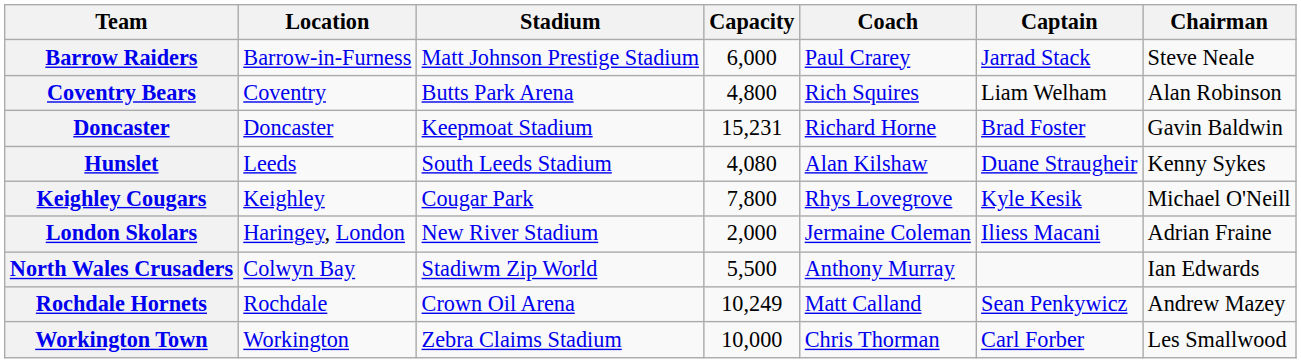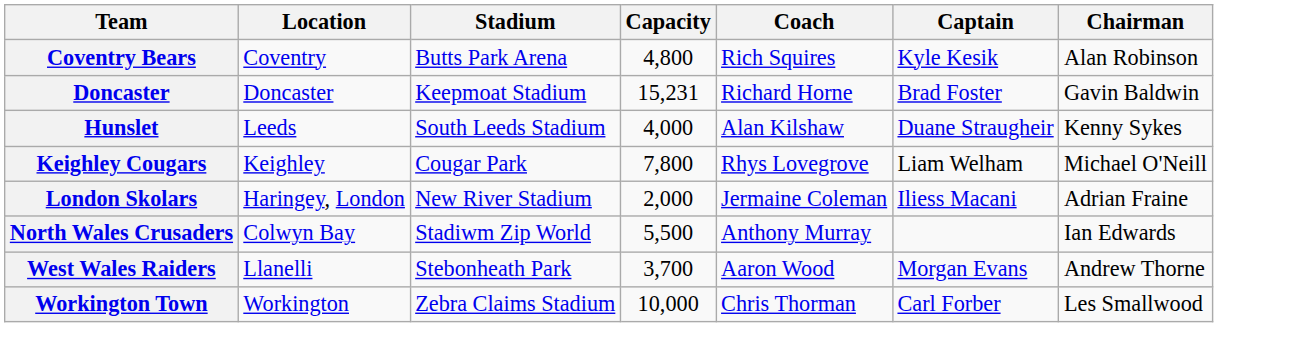- row: (121, 57)
(1044, 92) Liam Welham -> (948, 57) Kyle Kesik
(752, 163) 4,080 -> (668, 127) 4,000
(1031, 198) Kyle Kesik -> (960, 163) Liam Welham
- row: (121, 304)
+ row: (121, 269)
